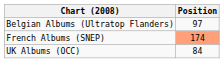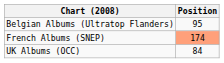(198, 24) 97 -> (198, 24) 95
